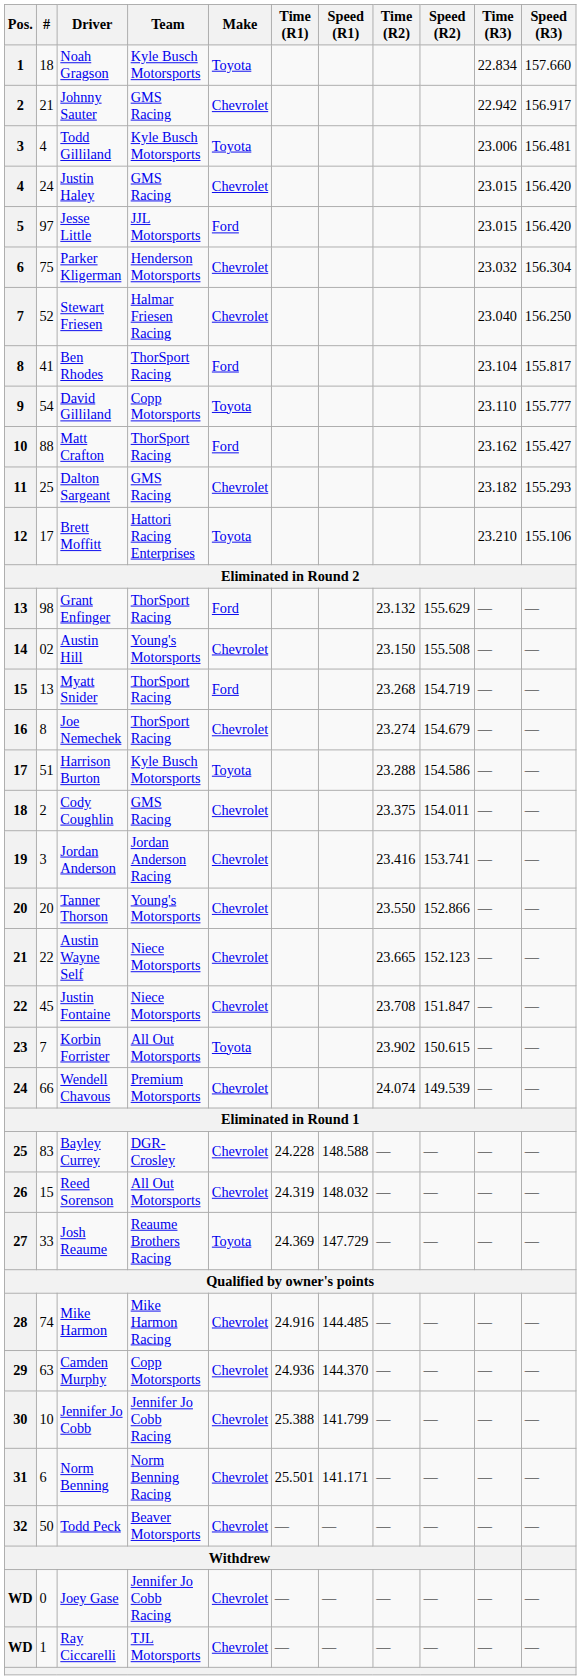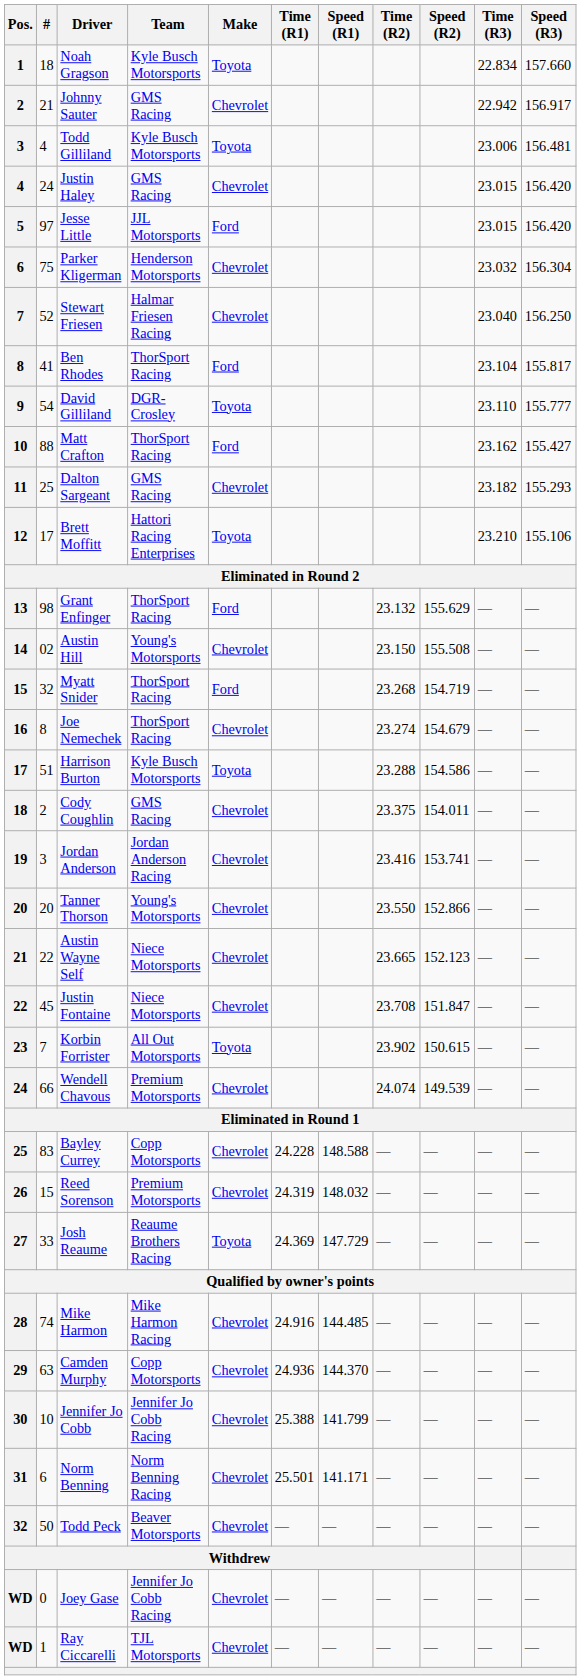(166, 406) Copp Motorsports -> (153, 406) DGR-Crosley
(47, 689) 13 -> (47, 689) 32
(153, 1151) DGR-Crosley -> (166, 1151) Copp Motorsports
(166, 1192) All Out Motorsports -> (166, 1192) Premium Motorsports
